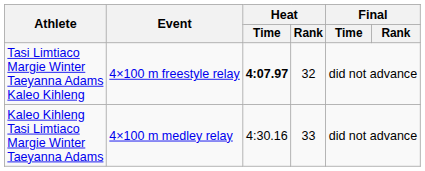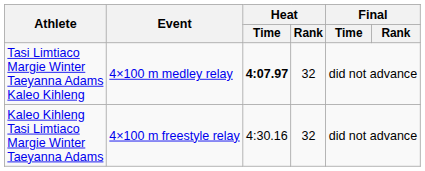(175, 74) 4×100 m freestyle relay -> (171, 74) 4×100 m medley relay
(171, 136) 4×100 m medley relay -> (175, 136) 4×100 m freestyle relay
(308, 136) 33 -> (308, 136) 32
